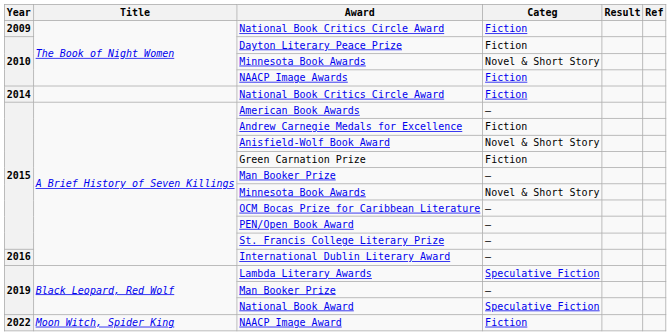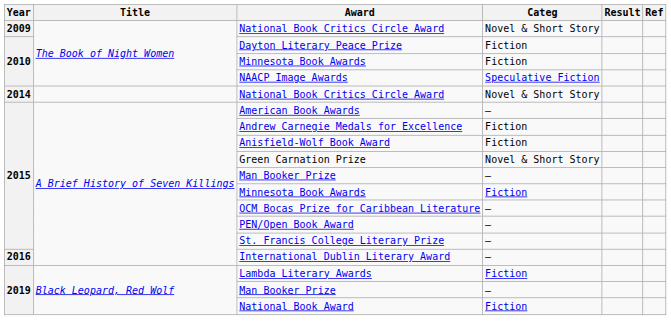(506, 29) Fiction -> (542, 29) Novel & Short Story
(542, 61) Novel & Short Story -> (506, 61) Fiction
(506, 78) Fiction -> (542, 78) Speculative Fiction
(506, 94) Fiction -> (542, 94) Novel & Short Story
(542, 143) Novel & Short Story -> (506, 143) Fiction
(506, 159) Fiction -> (542, 159) Novel & Short Story
(542, 192) Novel & Short Story -> (506, 192) Fiction
(542, 274) Speculative Fiction -> (506, 274) Fiction
(542, 306) Speculative Fiction -> (506, 306) Fiction
- row: (19, 323)
